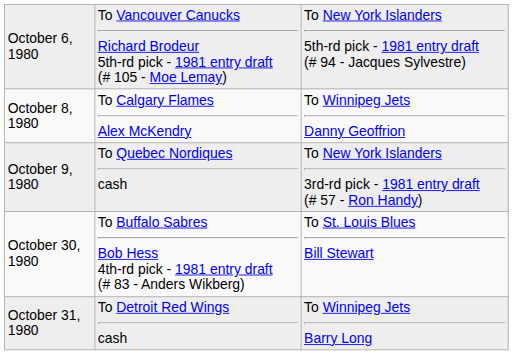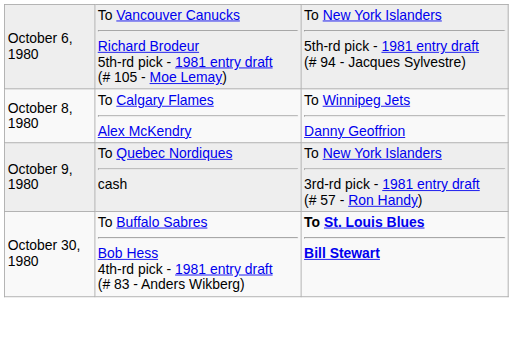(405, 238) normal -> (405, 238) bold
- row: (44, 323)
